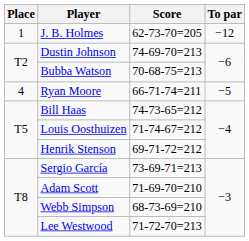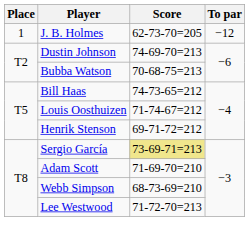- row: (71, 91)
(167, 168) no background -> (167, 149) khaki background
